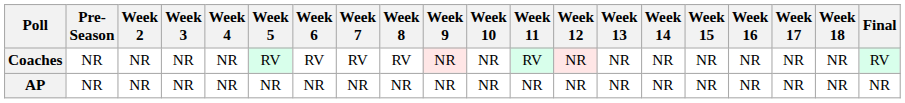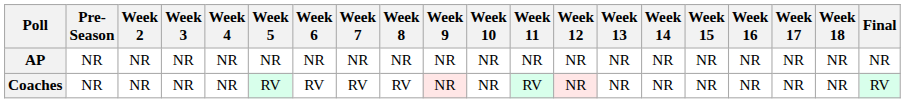rows swapped: (35, 85) <-> (35, 60)
